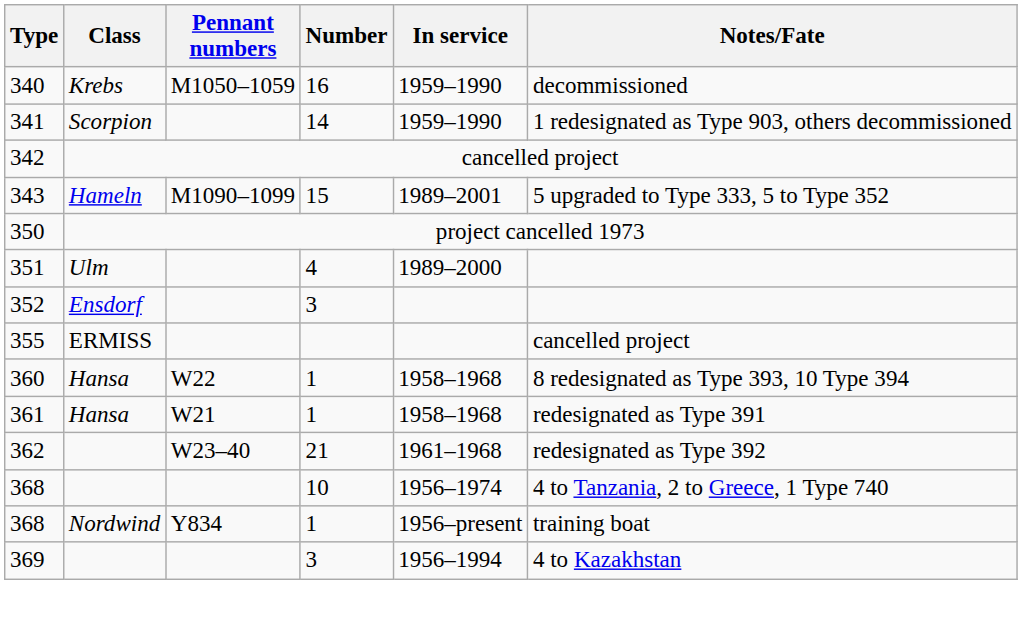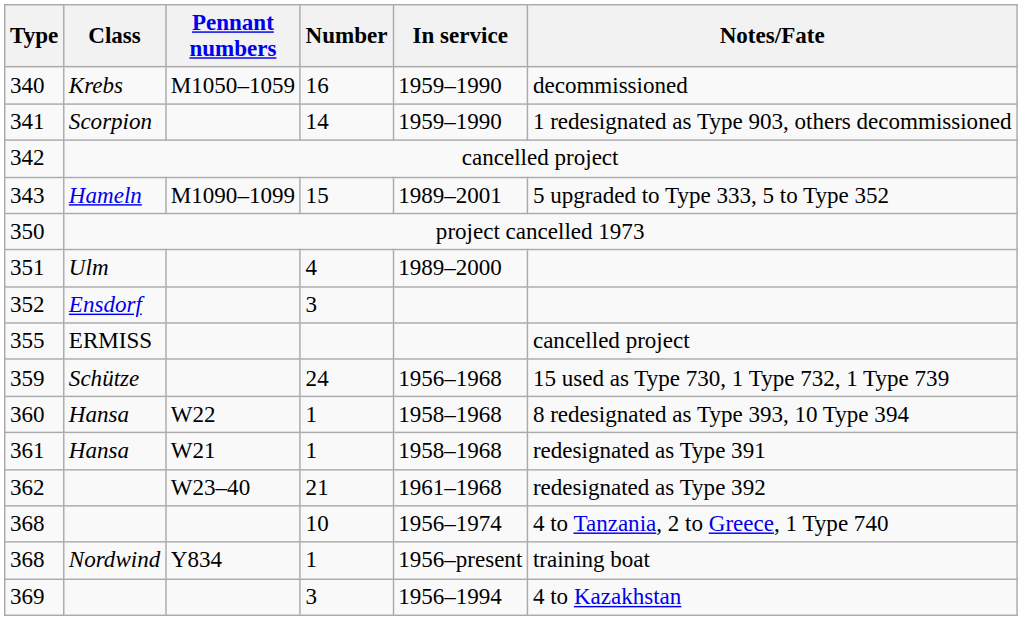+ row: (27, 377)
